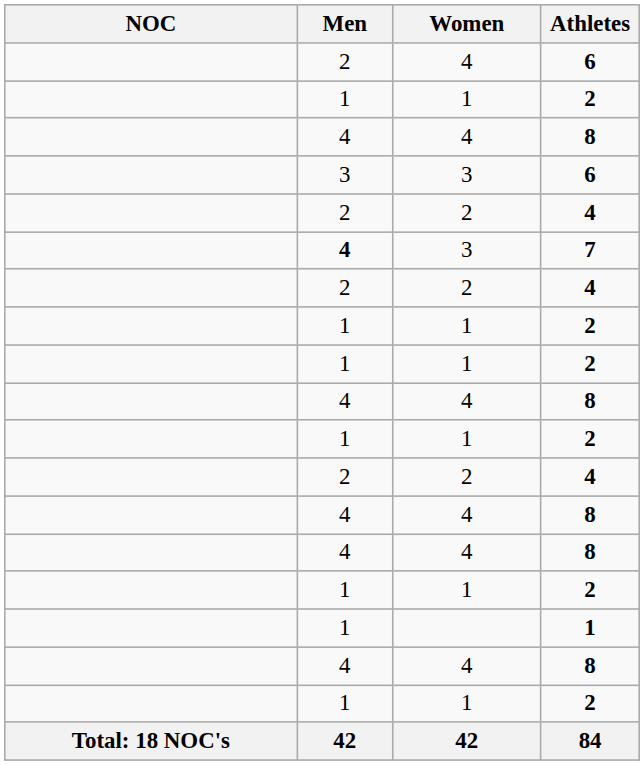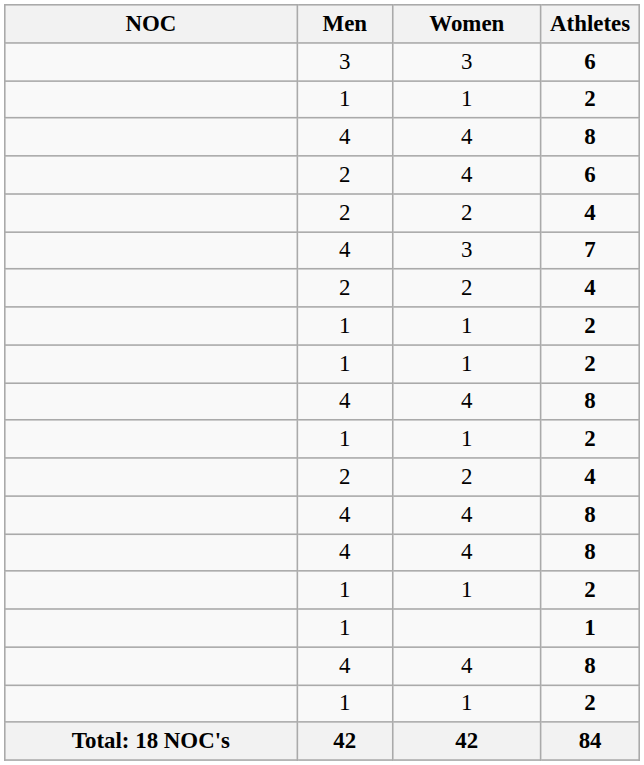rows swapped: (467, 174) <-> (467, 61)
(345, 250) bold -> (345, 250) normal
